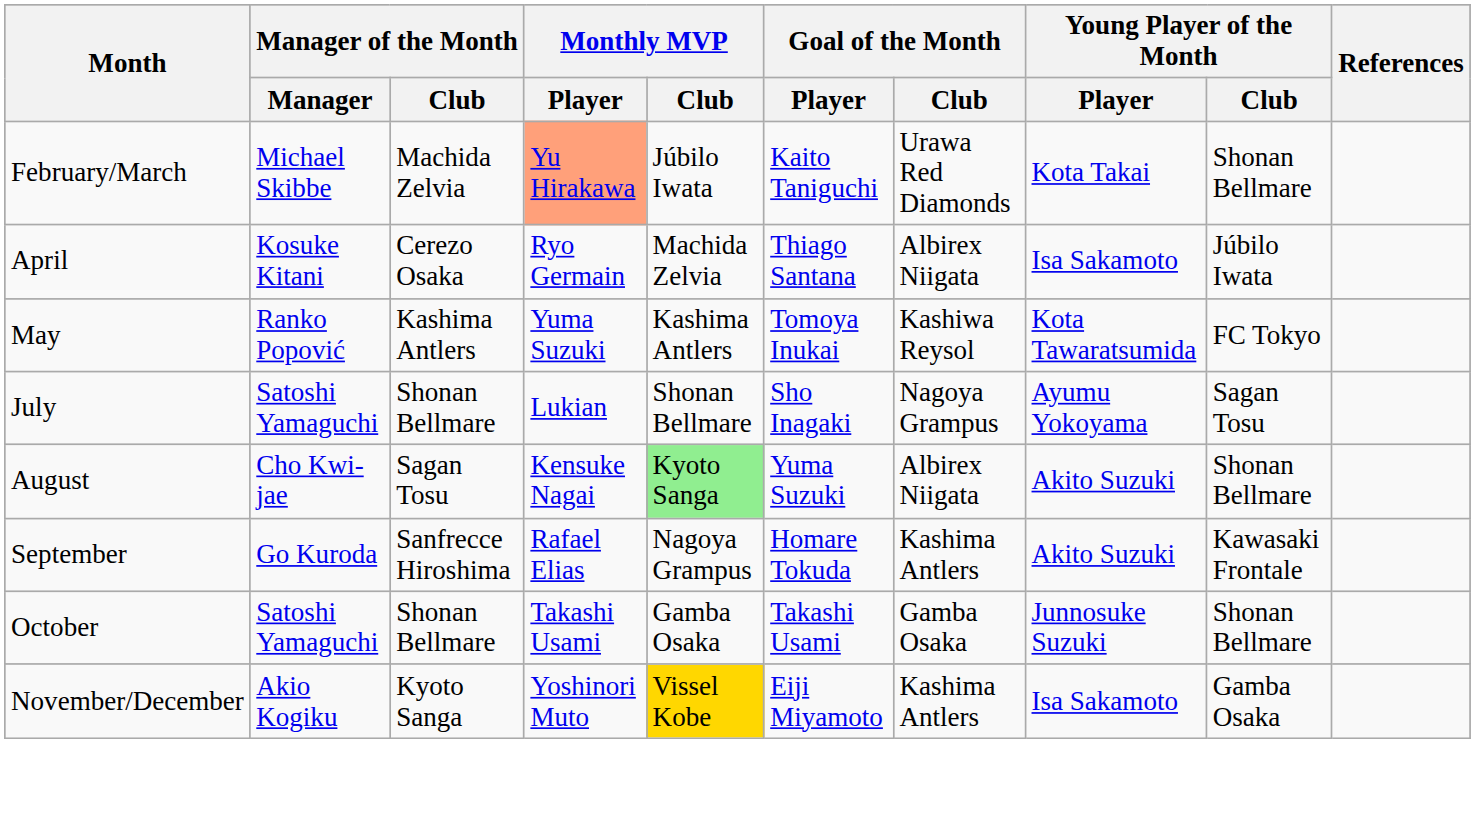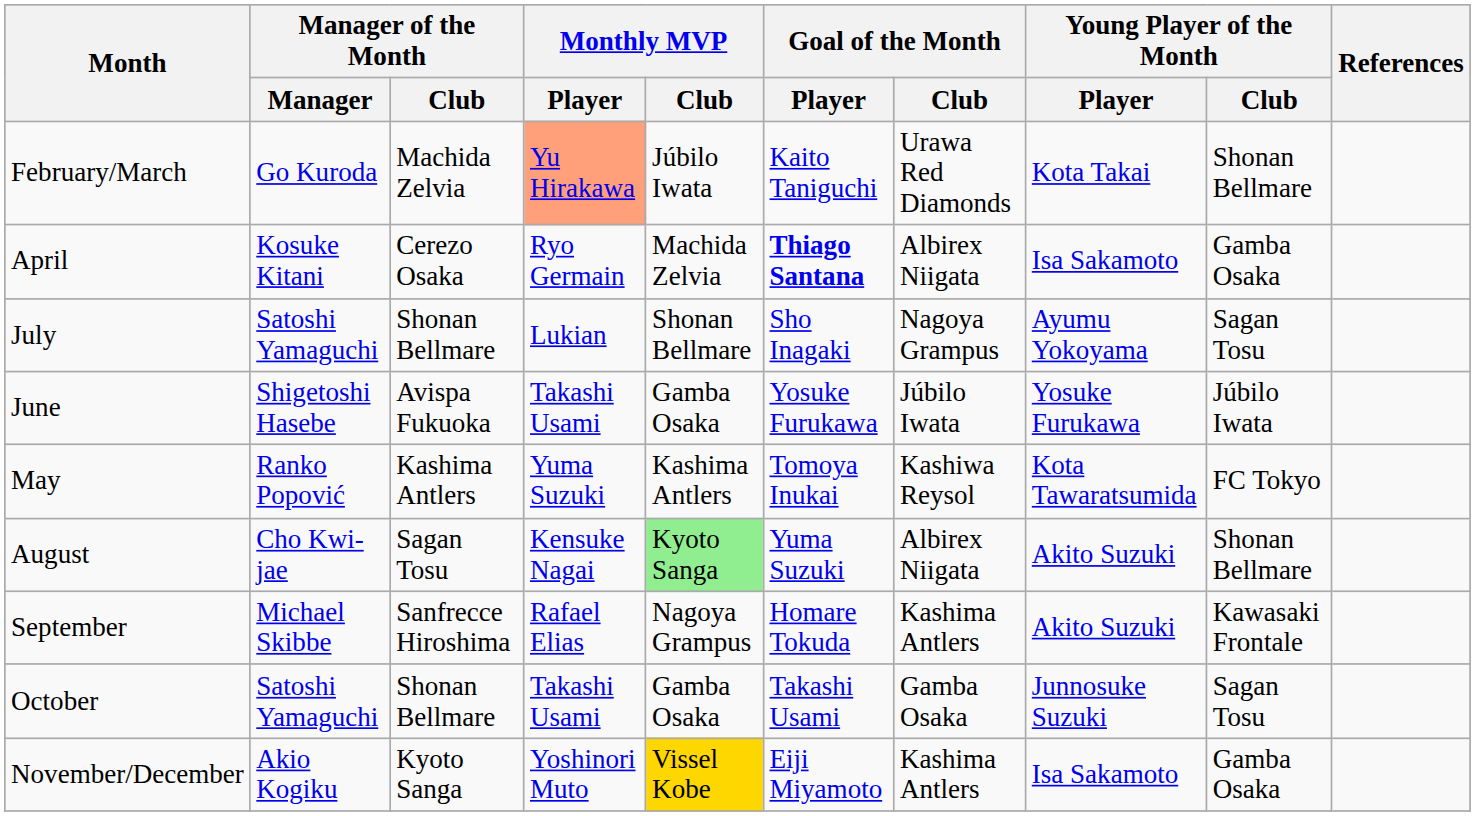(301, 172) Michael Skibbe -> (317, 172) Go Kuroda
(813, 261) normal -> (817, 261) bold
(1246, 261) Júbilo Iwata -> (1252, 261) Gamba Osaka
rows swapped: (36, 334) <-> (34, 407)
+ row: (36, 407)
(317, 554) Go Kuroda -> (301, 627) Michael Skibbe
(1262, 627) Shonan Bellmare -> (1246, 700) Sagan Tosu
